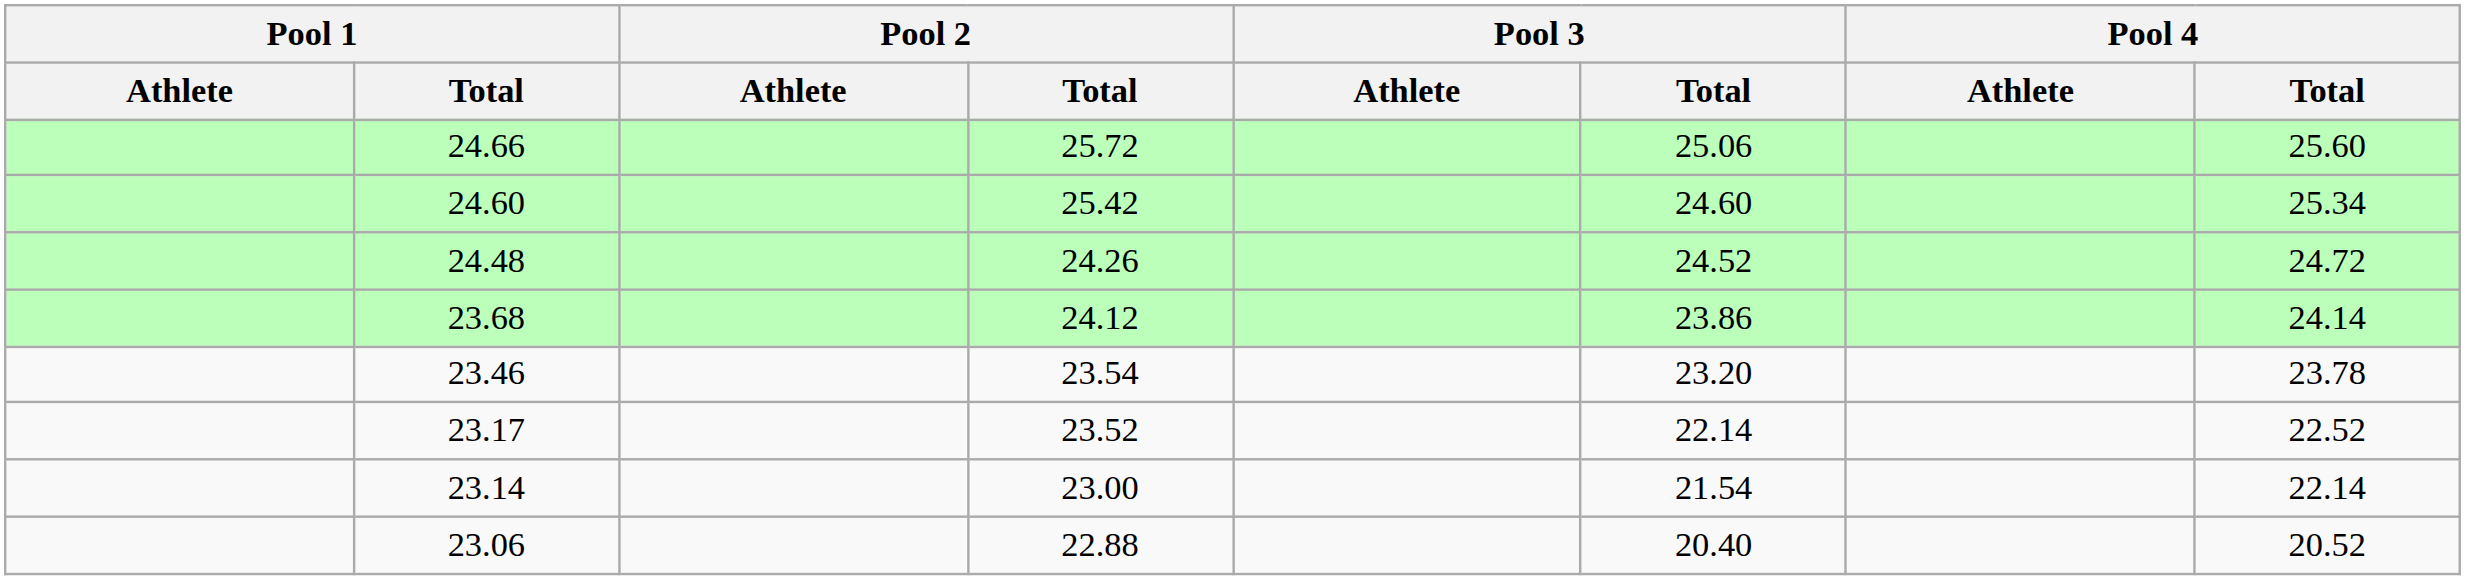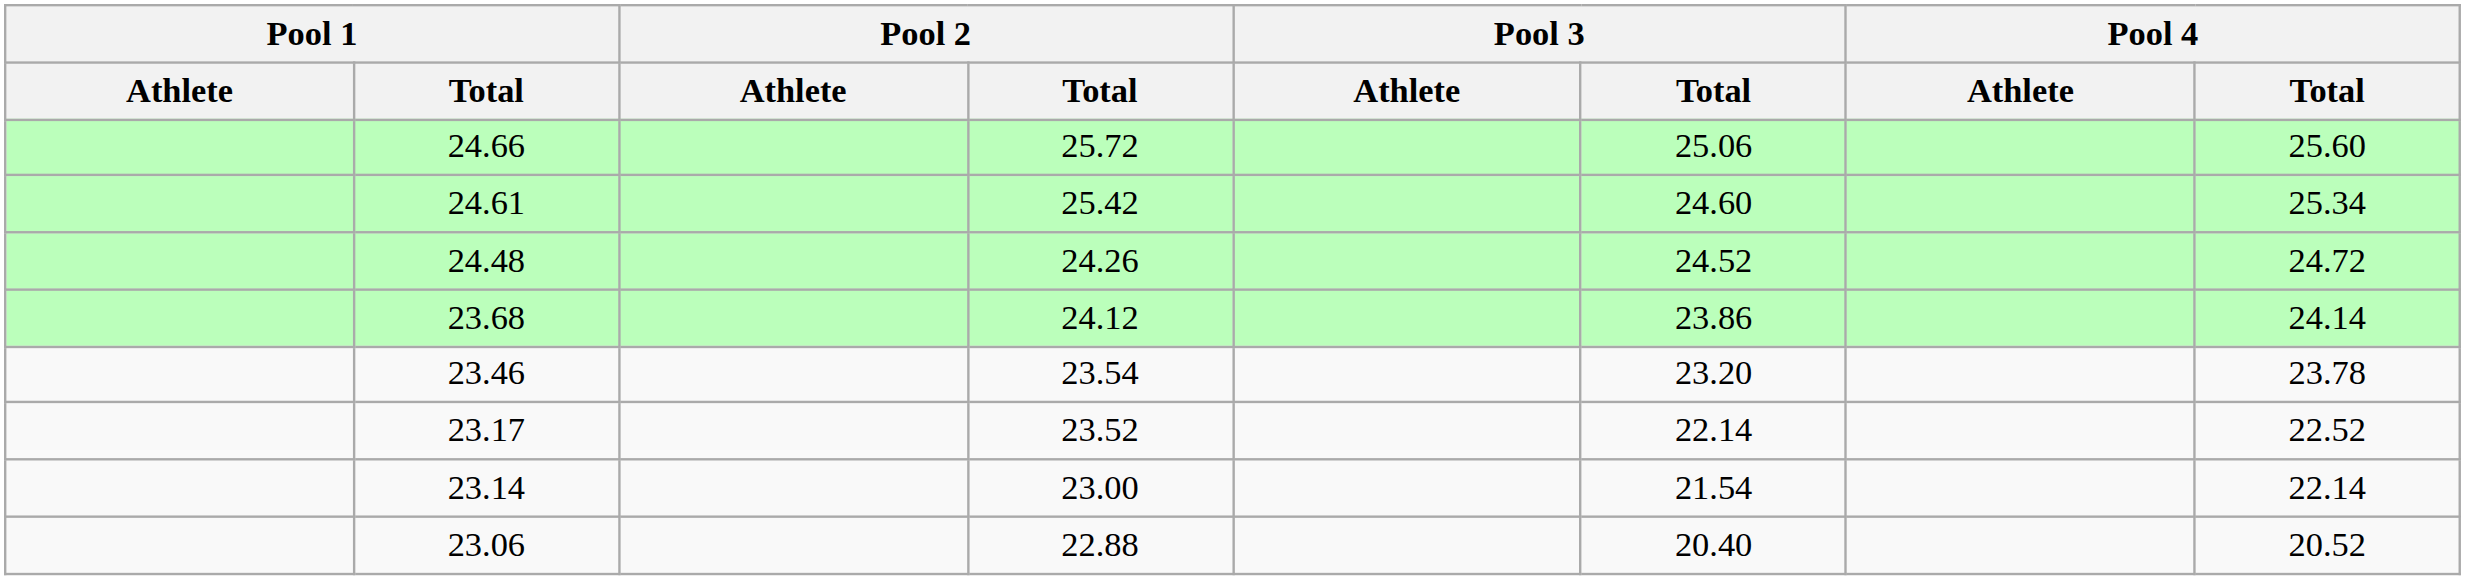(486, 203) 24.60 -> (486, 203) 24.61
